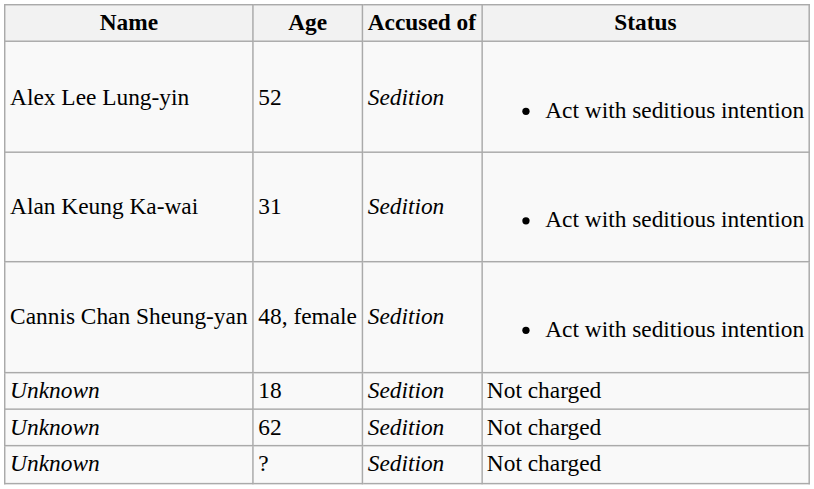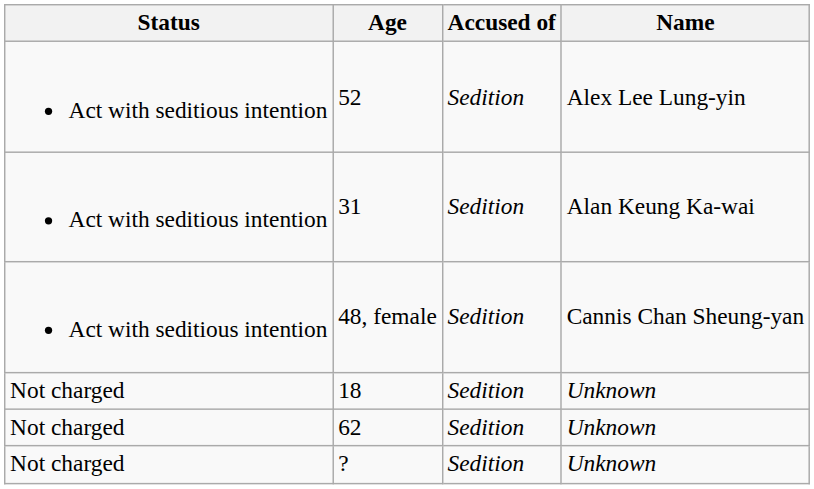columns swapped: (129, 23) <-> (645, 23)
